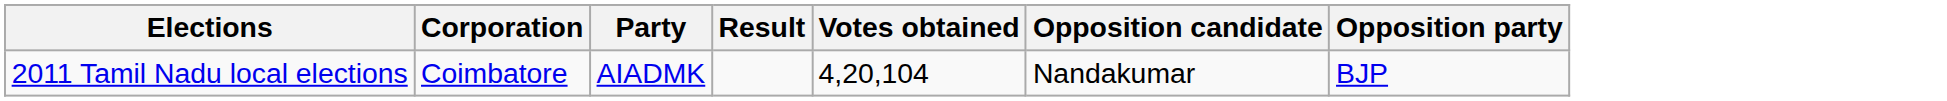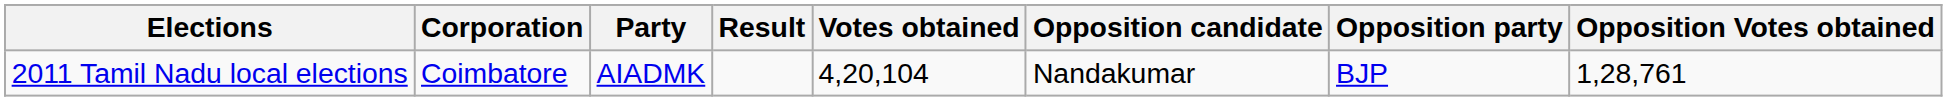+ column: (1755, 28)
